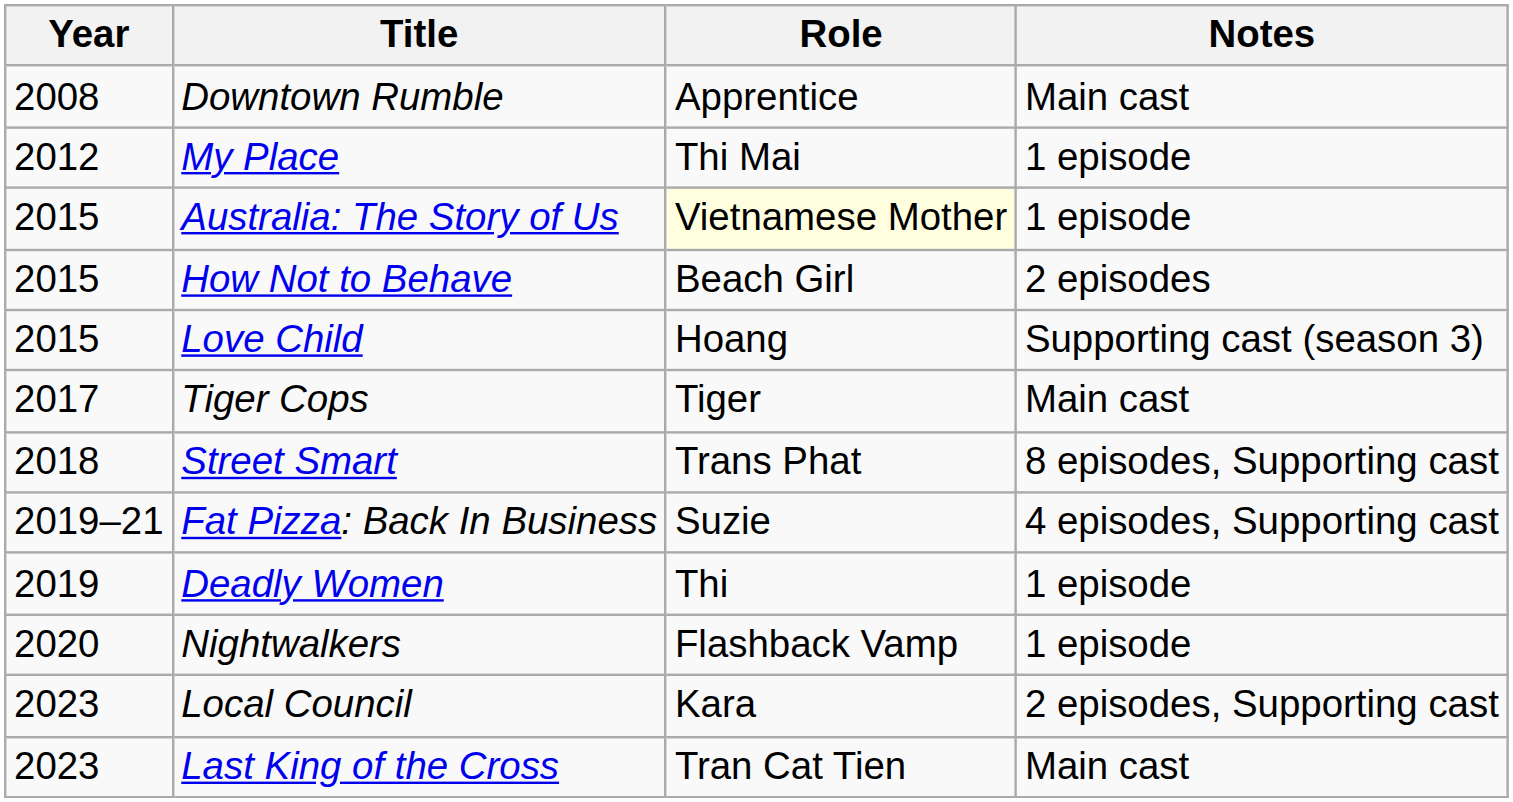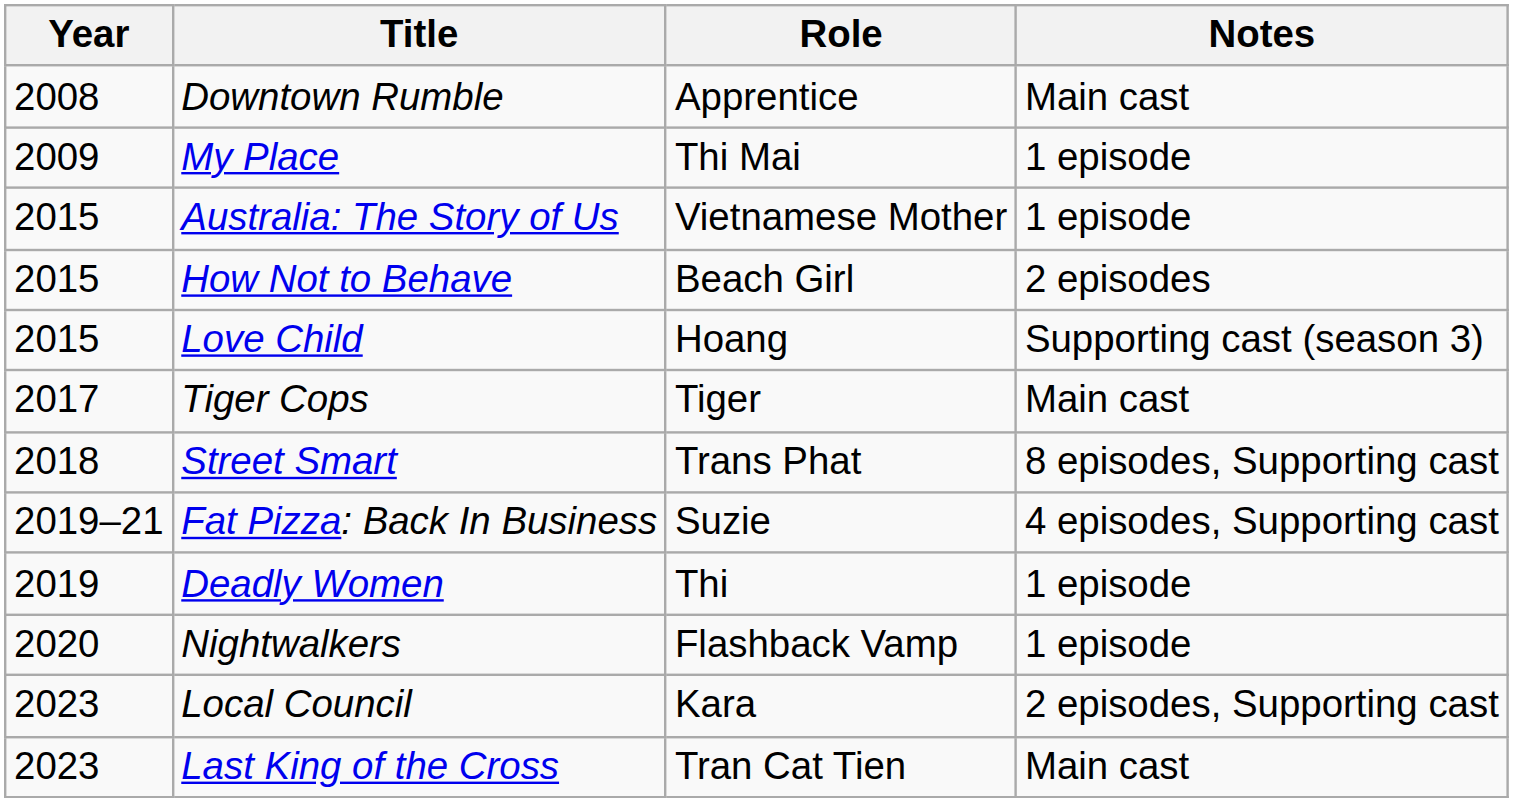(57, 156) 2012 -> (57, 156) 2009
(841, 217) lightyellow background -> (841, 217) no background
